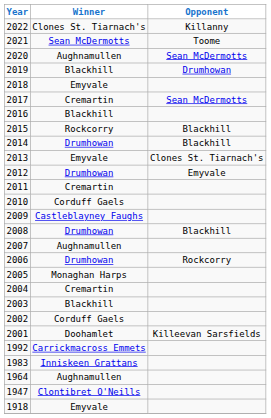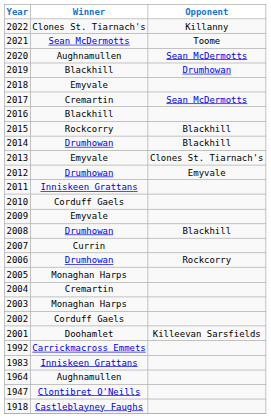(89, 187) Cremartin -> (89, 187) Inniskeen Grattans
(89, 216) Castleblayney Faughs -> (89, 216) Emyvale
(89, 246) Aughnamullen -> (89, 246) Currin
(89, 304) Blackhill -> (89, 304) Monaghan Harps
(89, 406) Emyvale -> (89, 406) Castleblayney Faughs
